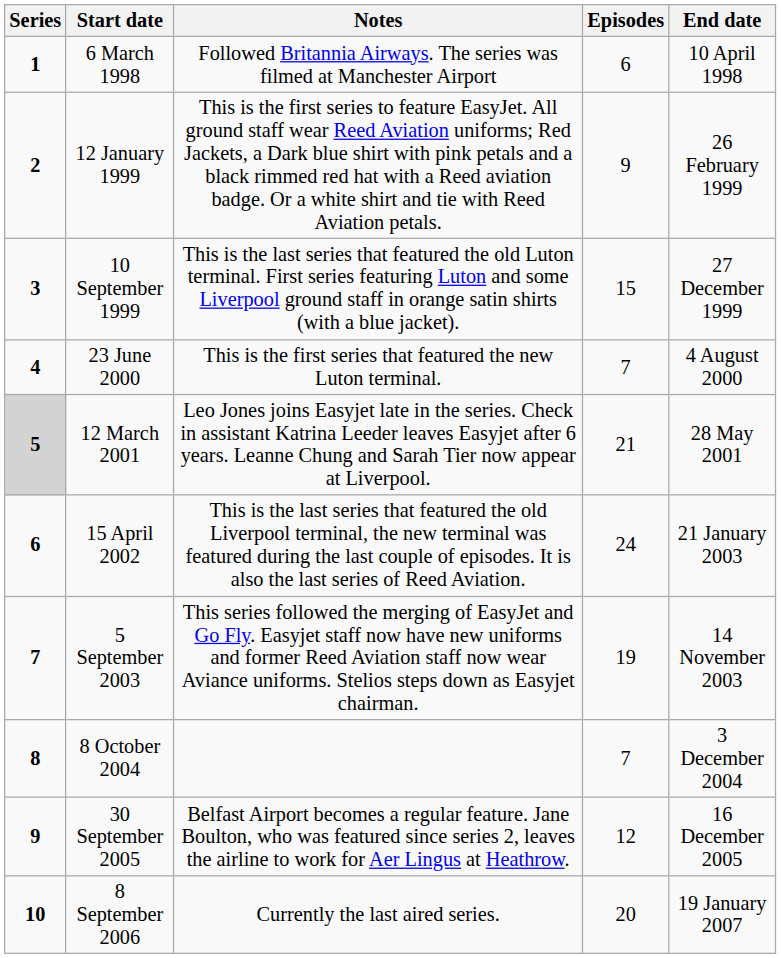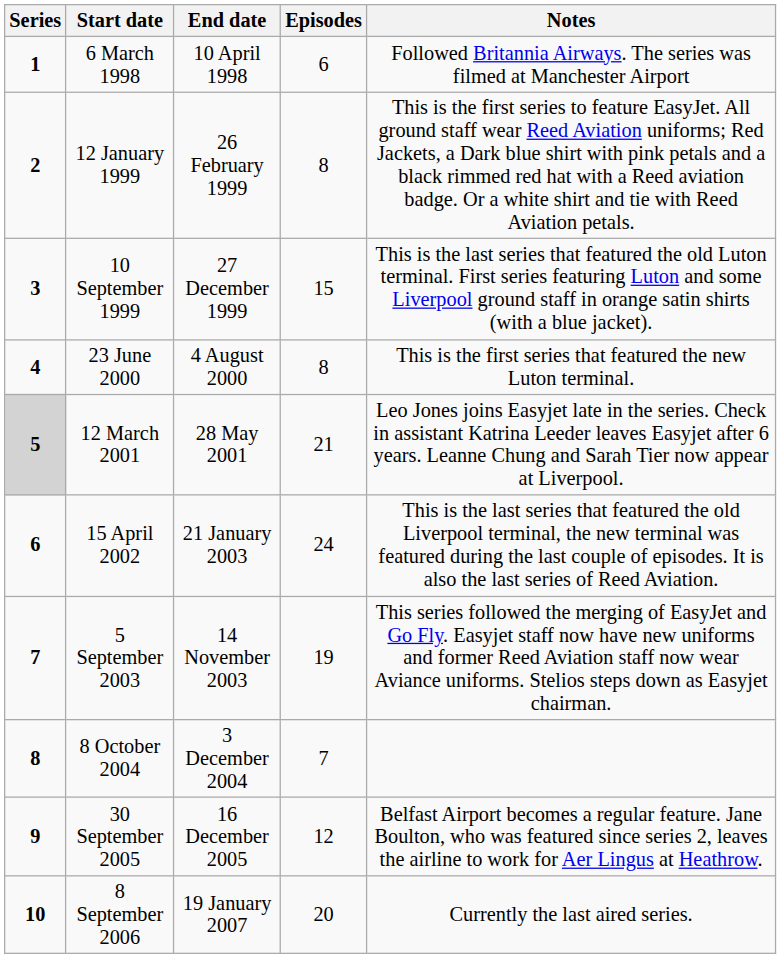columns swapped: (722, 20) <-> (378, 20)
(626, 165) 9 -> (324, 165) 8
(626, 366) 7 -> (324, 366) 8
